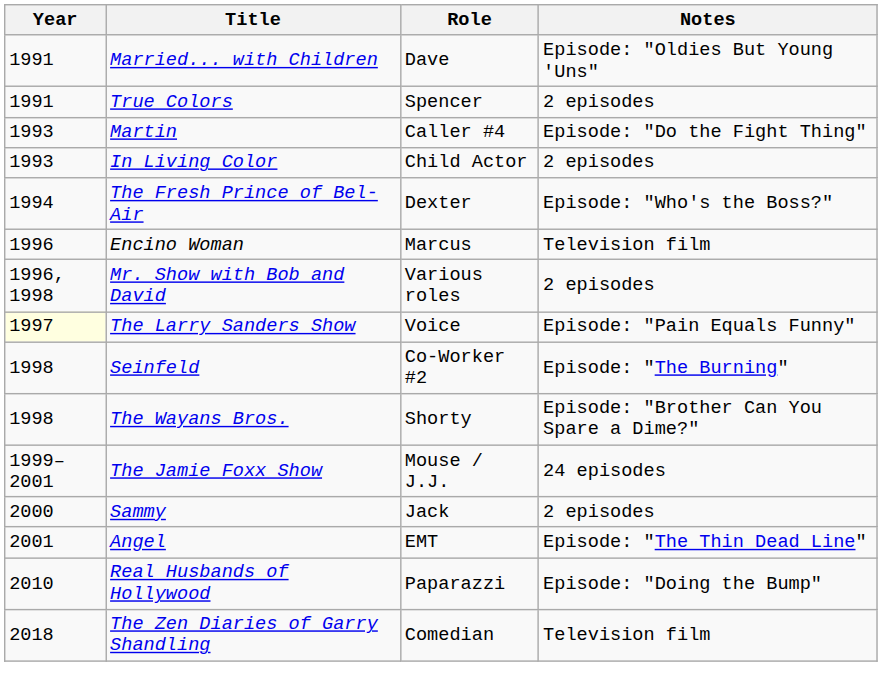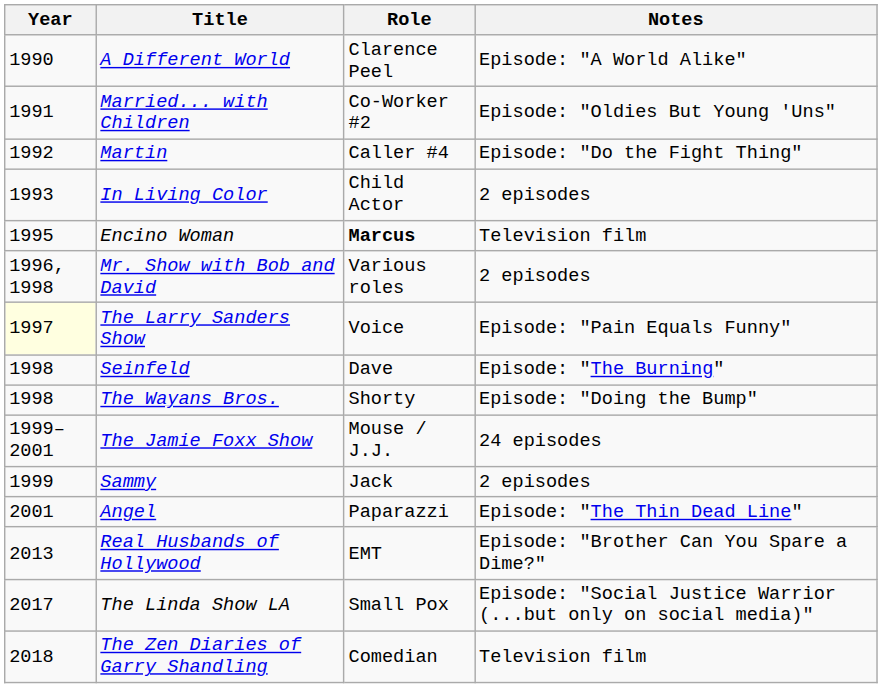+ row: (195, 61)
(427, 61) Dave -> (399, 113) Co-Worker #2
- row: (171, 102)
(31, 132) 1993 -> (31, 154) 1992
- row: (244, 204)
(31, 245) 1996 -> (31, 236) 1995
(438, 245) normal -> (382, 236) bold
(455, 368) Co-Worker #2 -> (371, 369) Dave
(683, 419) Episode: "Brother Can You Spare a Dime?" -> (618, 400) Episode: "Doing the Bump"
(31, 512) 2000 -> (31, 482) 1999
(422, 542) EMT -> (399, 512) Paparazzi
(31, 583) 2010 -> (31, 553) 2013
(455, 583) Paparazzi -> (365, 553) EMT
(683, 583) Episode: "Doing the Bump" -> (663, 553) Episode: "Brother Can You Spare a Dime?"
+ row: (195, 605)
